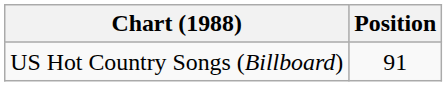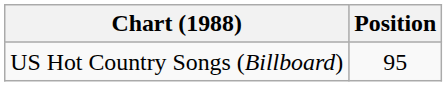(395, 61) 91 -> (395, 61) 95
